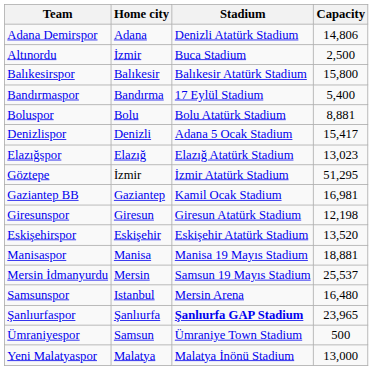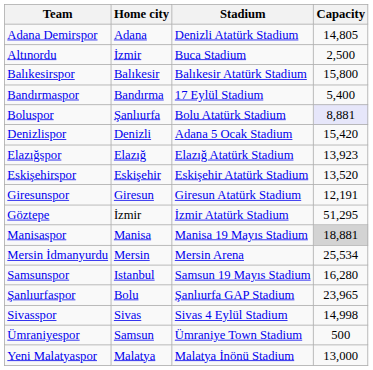(341, 34) 14,806 -> (341, 34) 14,805
(126, 114) Bolu -> (137, 114) Şanlıurfa
(341, 114) no background -> (341, 114) lavender background
(341, 134) 15,417 -> (341, 134) 15,420
(341, 154) 13,023 -> (341, 154) 13,923
rows swapped: (42, 235) <-> (28, 174)
- row: (43, 194)
(341, 214) 12,198 -> (341, 194) 12,191
(341, 255) no background -> (341, 235) lightgrey background
(243, 275) Samsun 19 Mayıs Stadium -> (209, 255) Mersin Arena
(341, 275) 25,537 -> (341, 255) 25,534
(209, 295) Mersin Arena -> (243, 275) Samsun 19 Mayıs Stadium
(341, 295) 16,480 -> (341, 275) 16,280
(137, 315) Şanlıurfa -> (126, 295) Bolu
(239, 315) bold -> (235, 295) normal
+ row: (32, 315)
